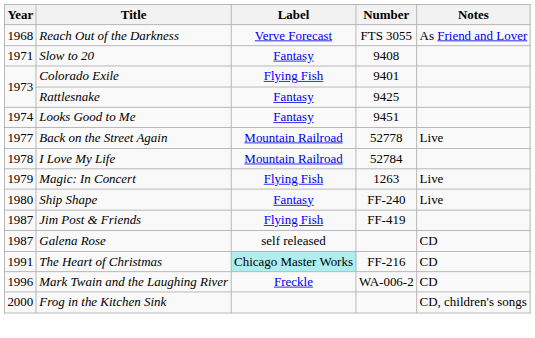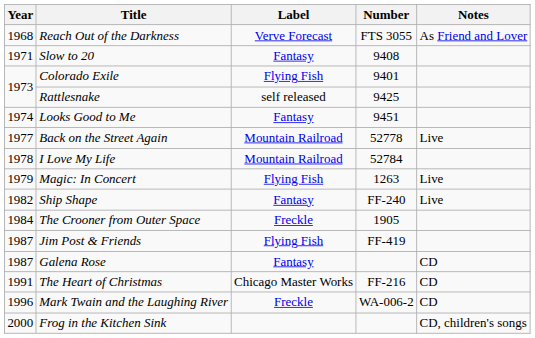(293, 96) Fantasy -> (293, 96) self released
(20, 199) 1980 -> (20, 199) 1982
+ row: (120, 220)
(293, 240) self released -> (293, 261) Fantasy
(293, 261) paleturquoise background -> (293, 281) no background
